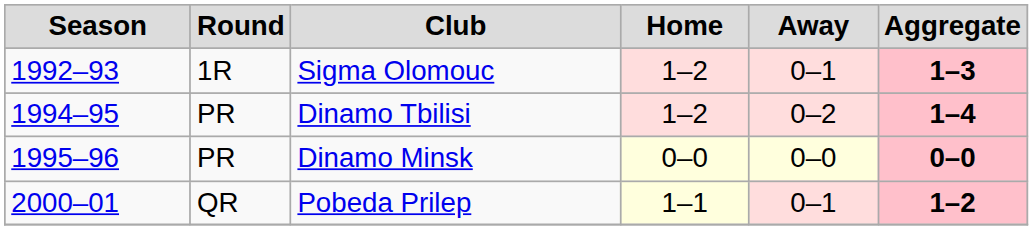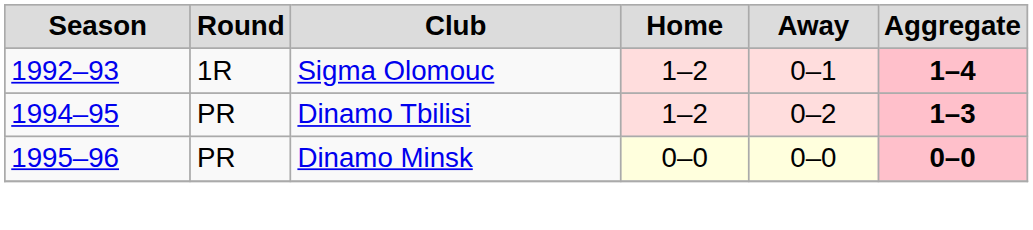(953, 70) 1–3 -> (953, 70) 1–4
(953, 114) 1–4 -> (953, 114) 1–3
- row: (384, 202)
